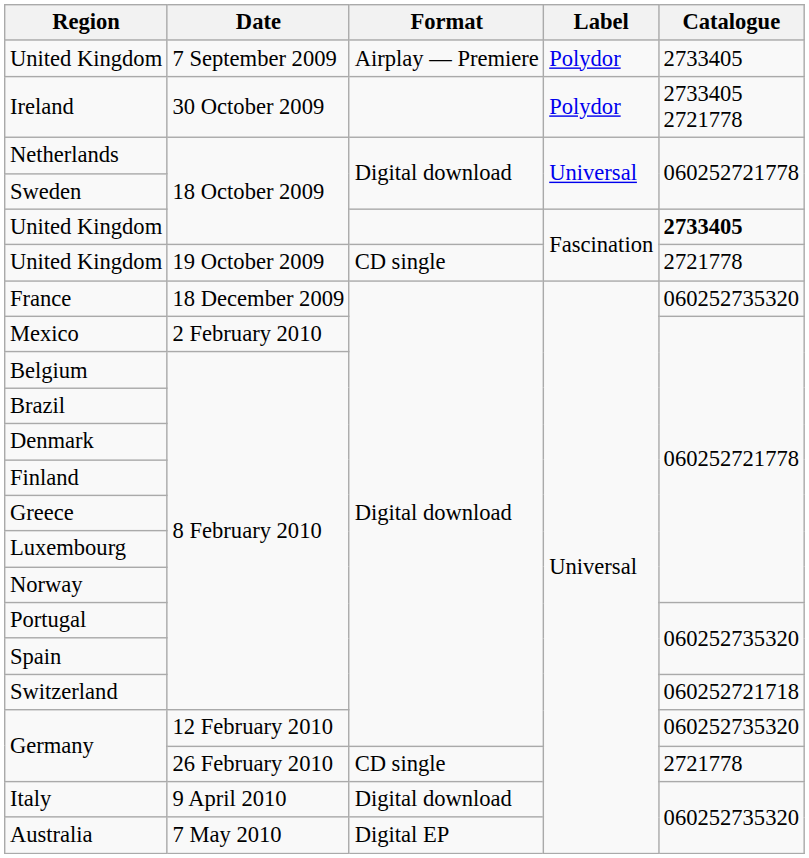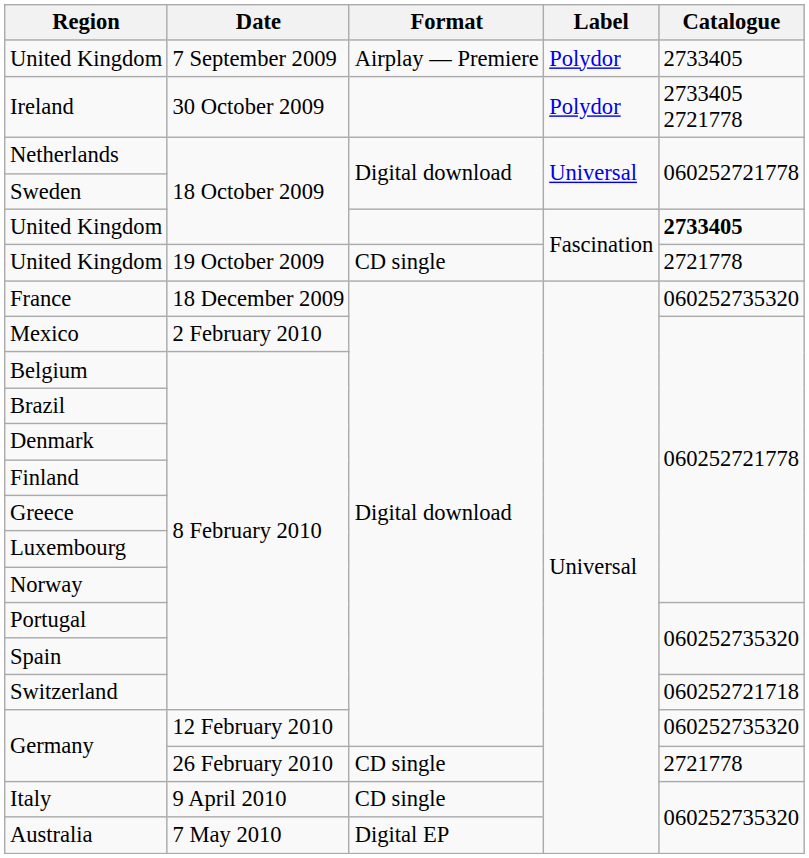(433, 799) Digital download -> (400, 799) CD single
